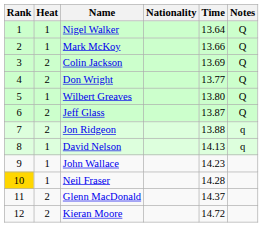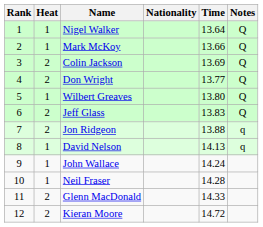(213, 113) 13.87 -> (213, 113) 13.83
(213, 163) 14.23 -> (213, 163) 14.24
(19, 180) gold background -> (19, 180) no background
(213, 197) 14.37 -> (213, 197) 14.33
